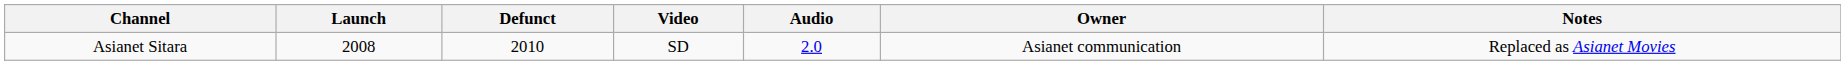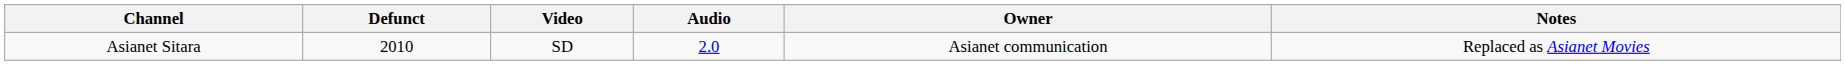- column: (359, 18)
